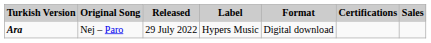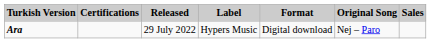columns swapped: (110, 13) <-> (368, 13)
